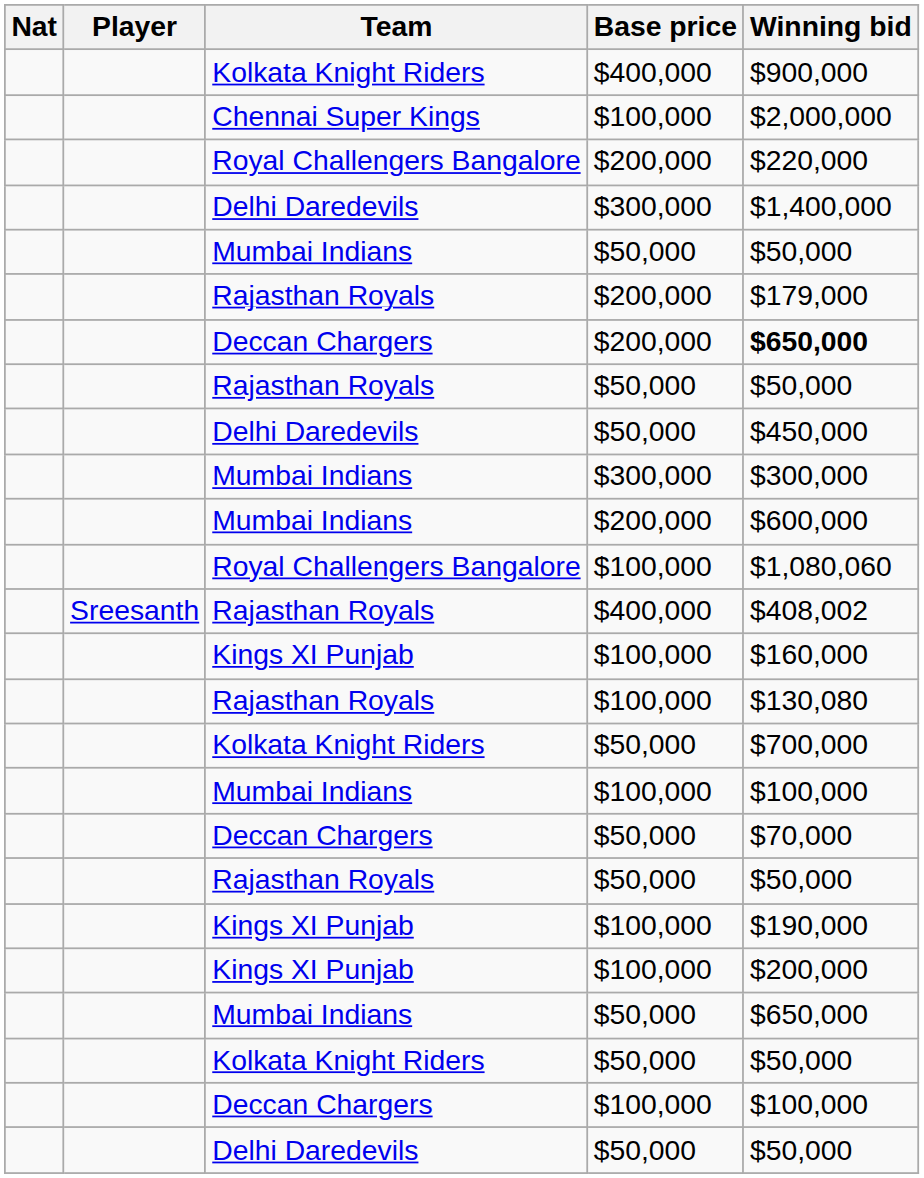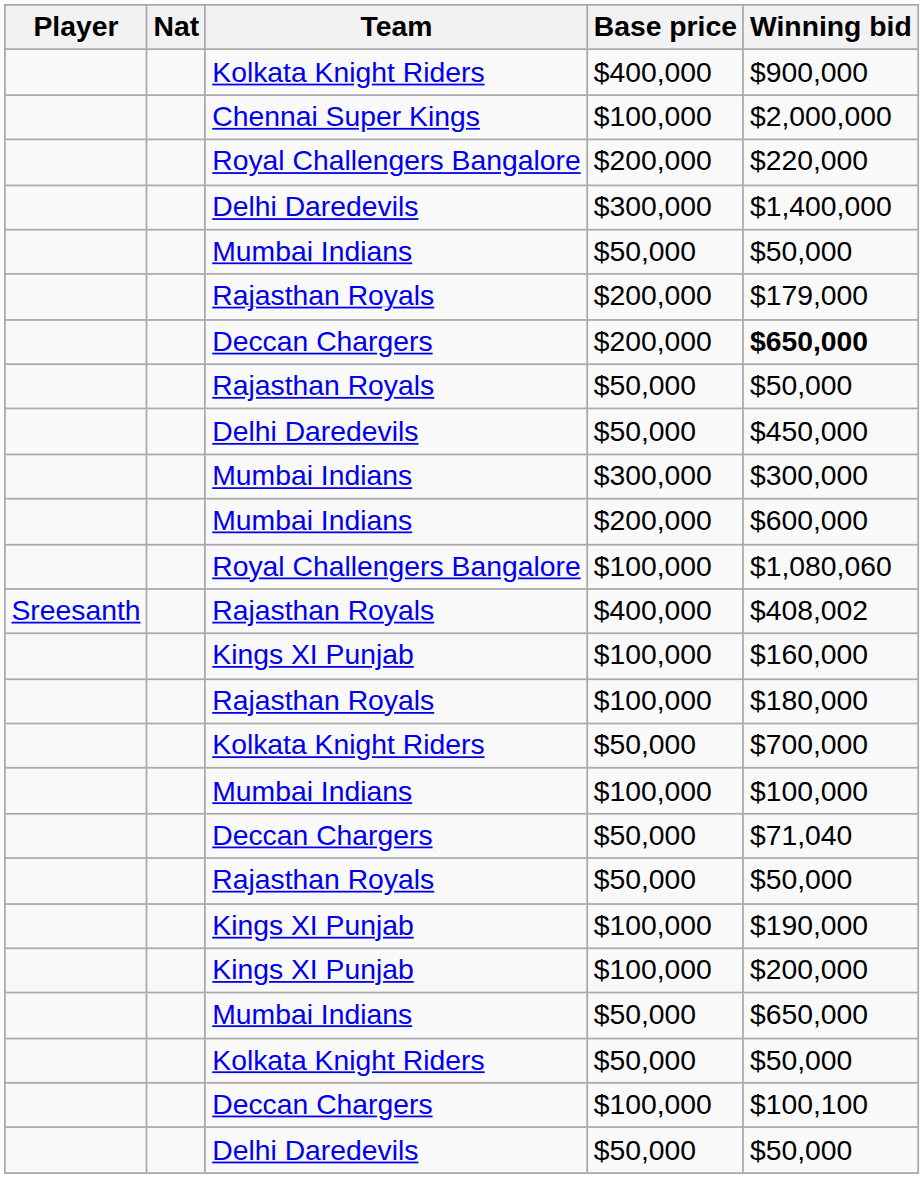columns swapped: (34, 26) <-> (135, 26)
(809, 700) $130,080 -> (809, 700) $180,000
(801, 835) $70,000 -> (801, 835) $71,040
(809, 1104) $100,000 -> (809, 1104) $100,100
